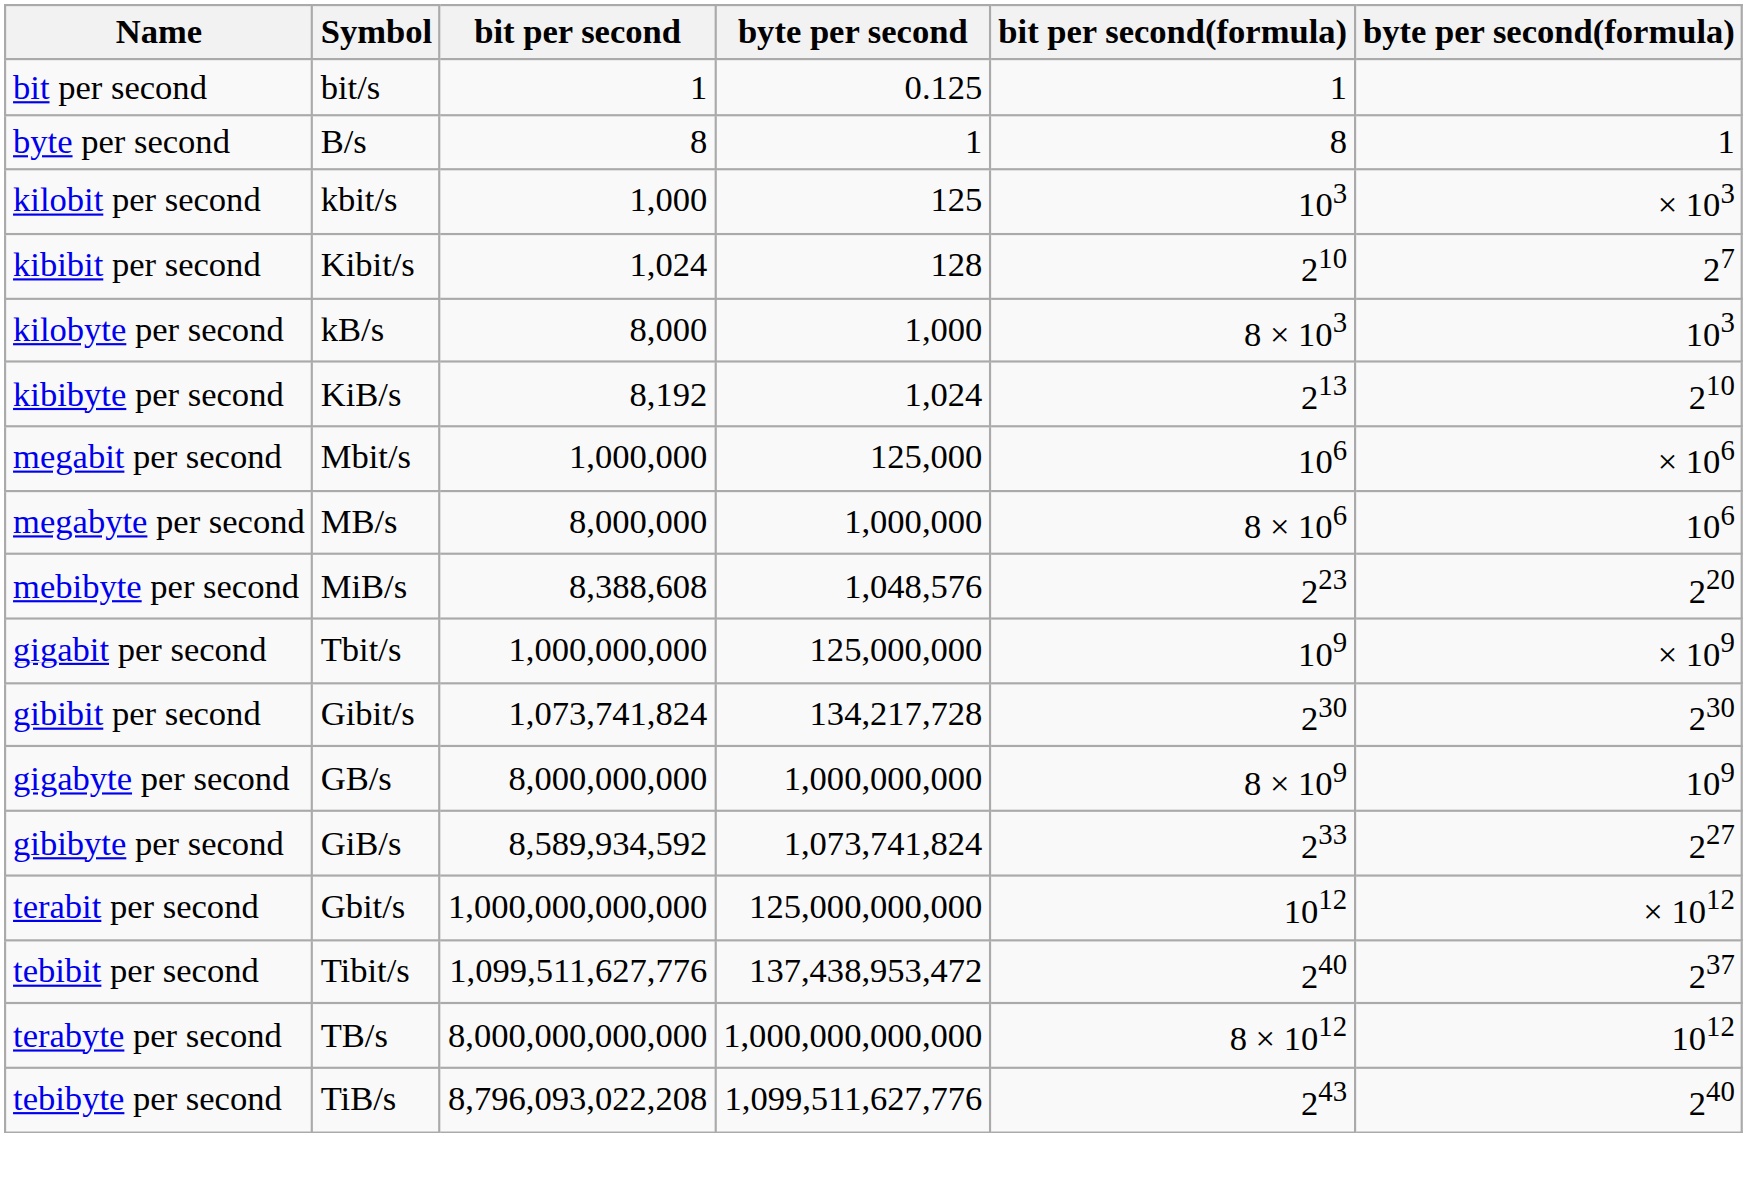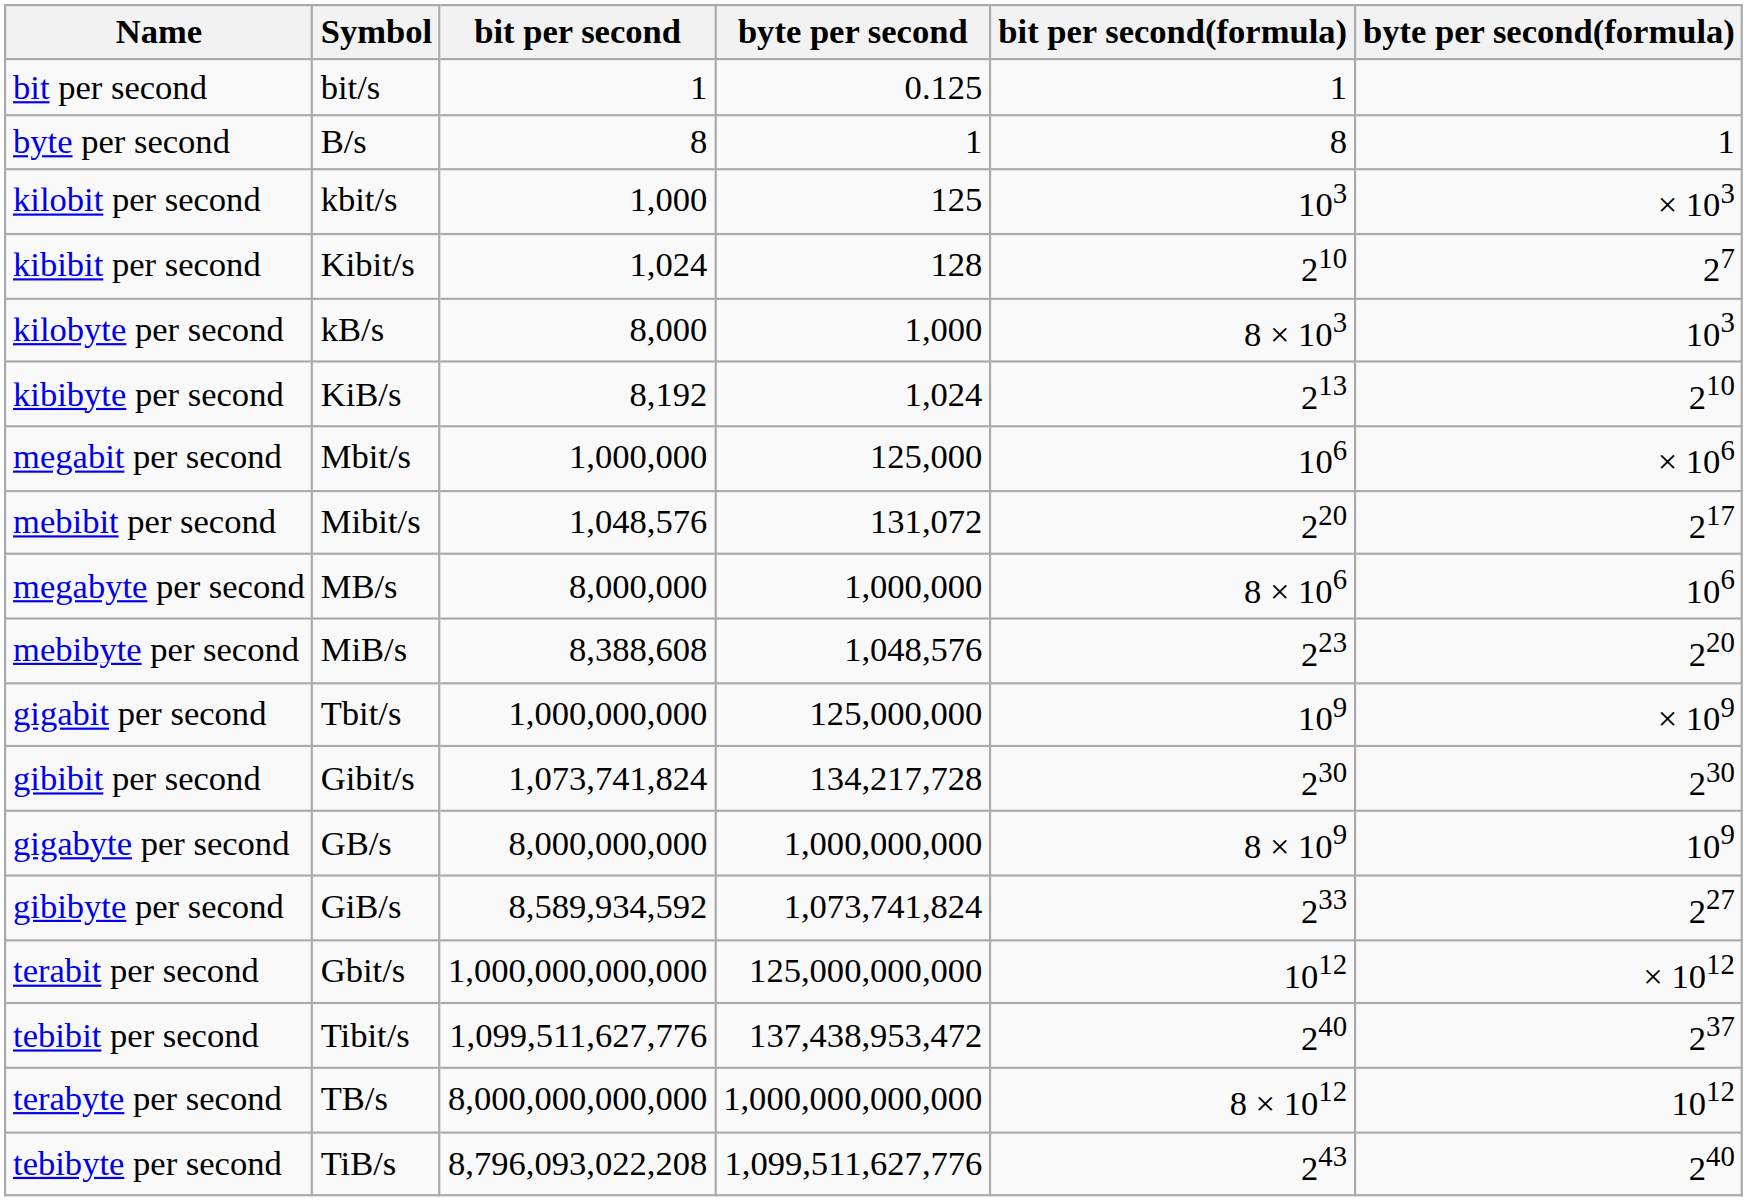+ row: (145, 521)
